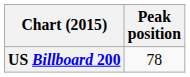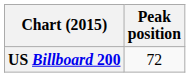(154, 59) 78 -> (154, 59) 72
